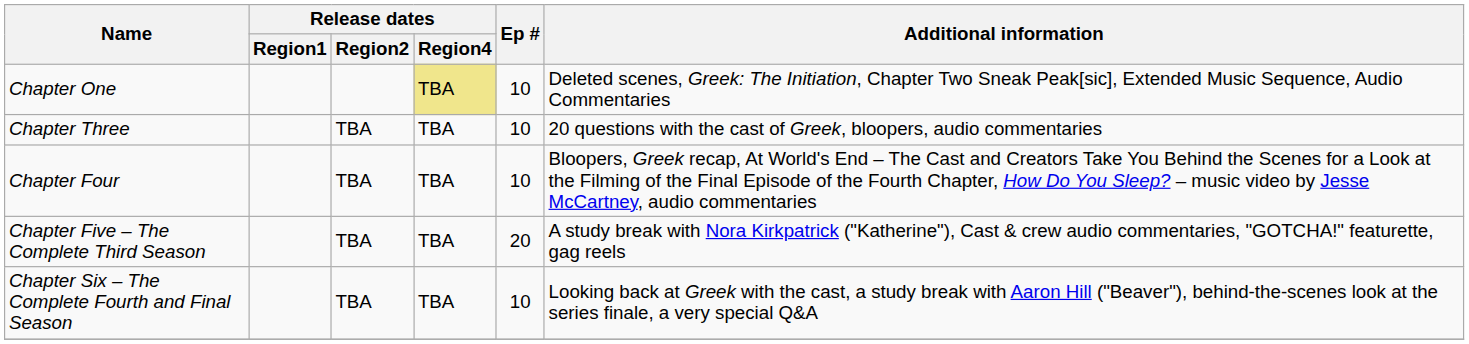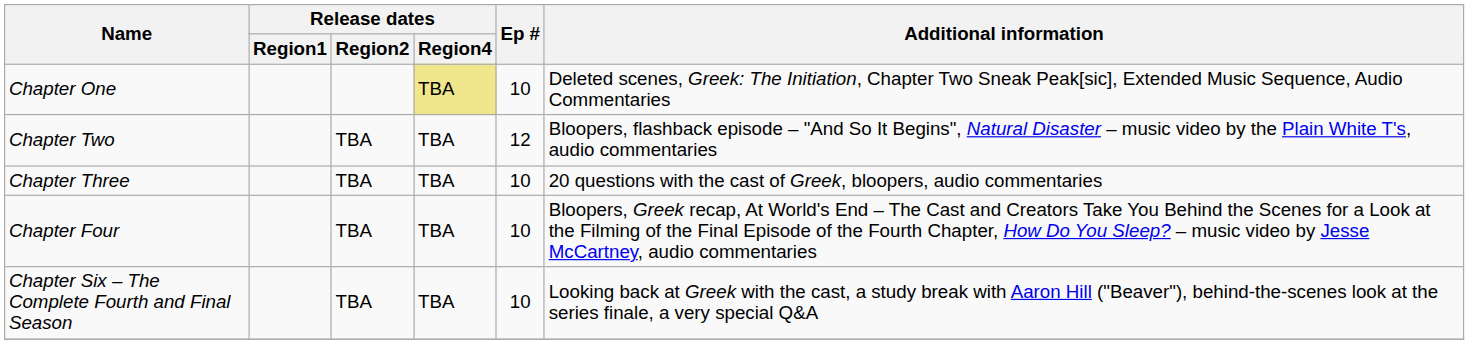+ row: (62, 140)
- row: (107, 241)
